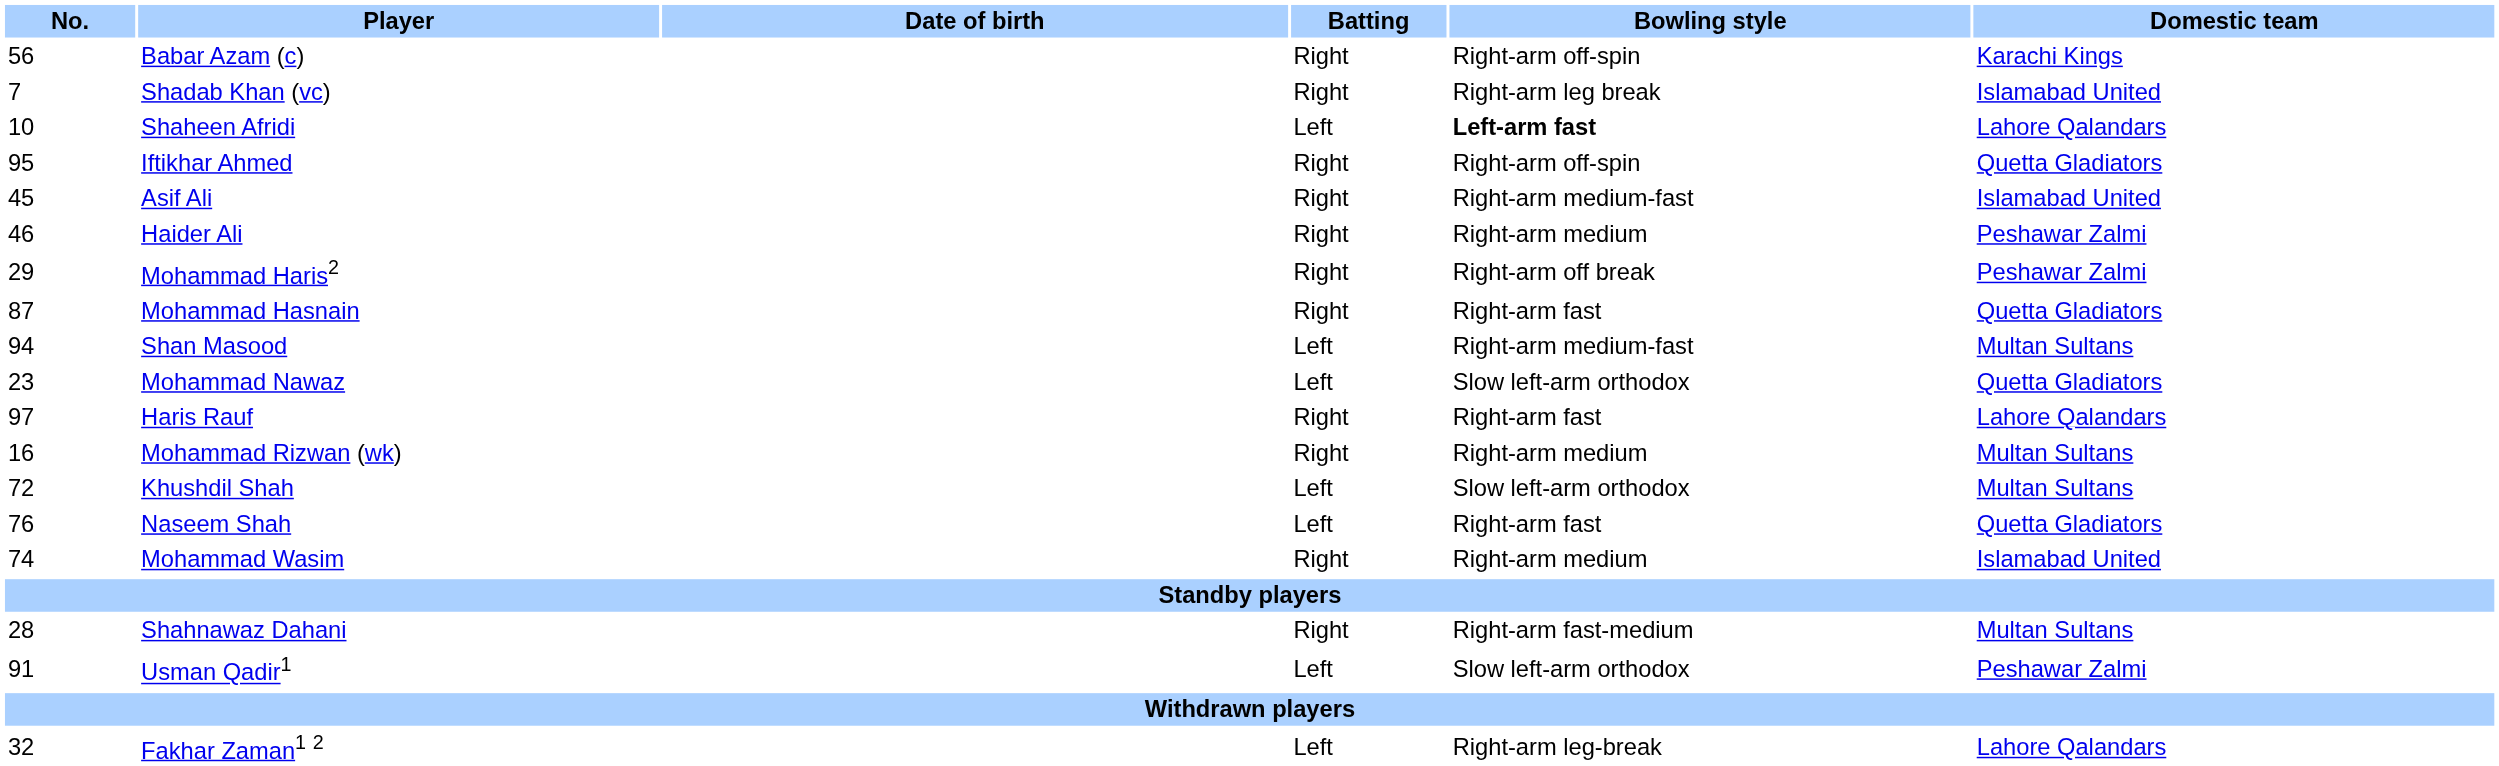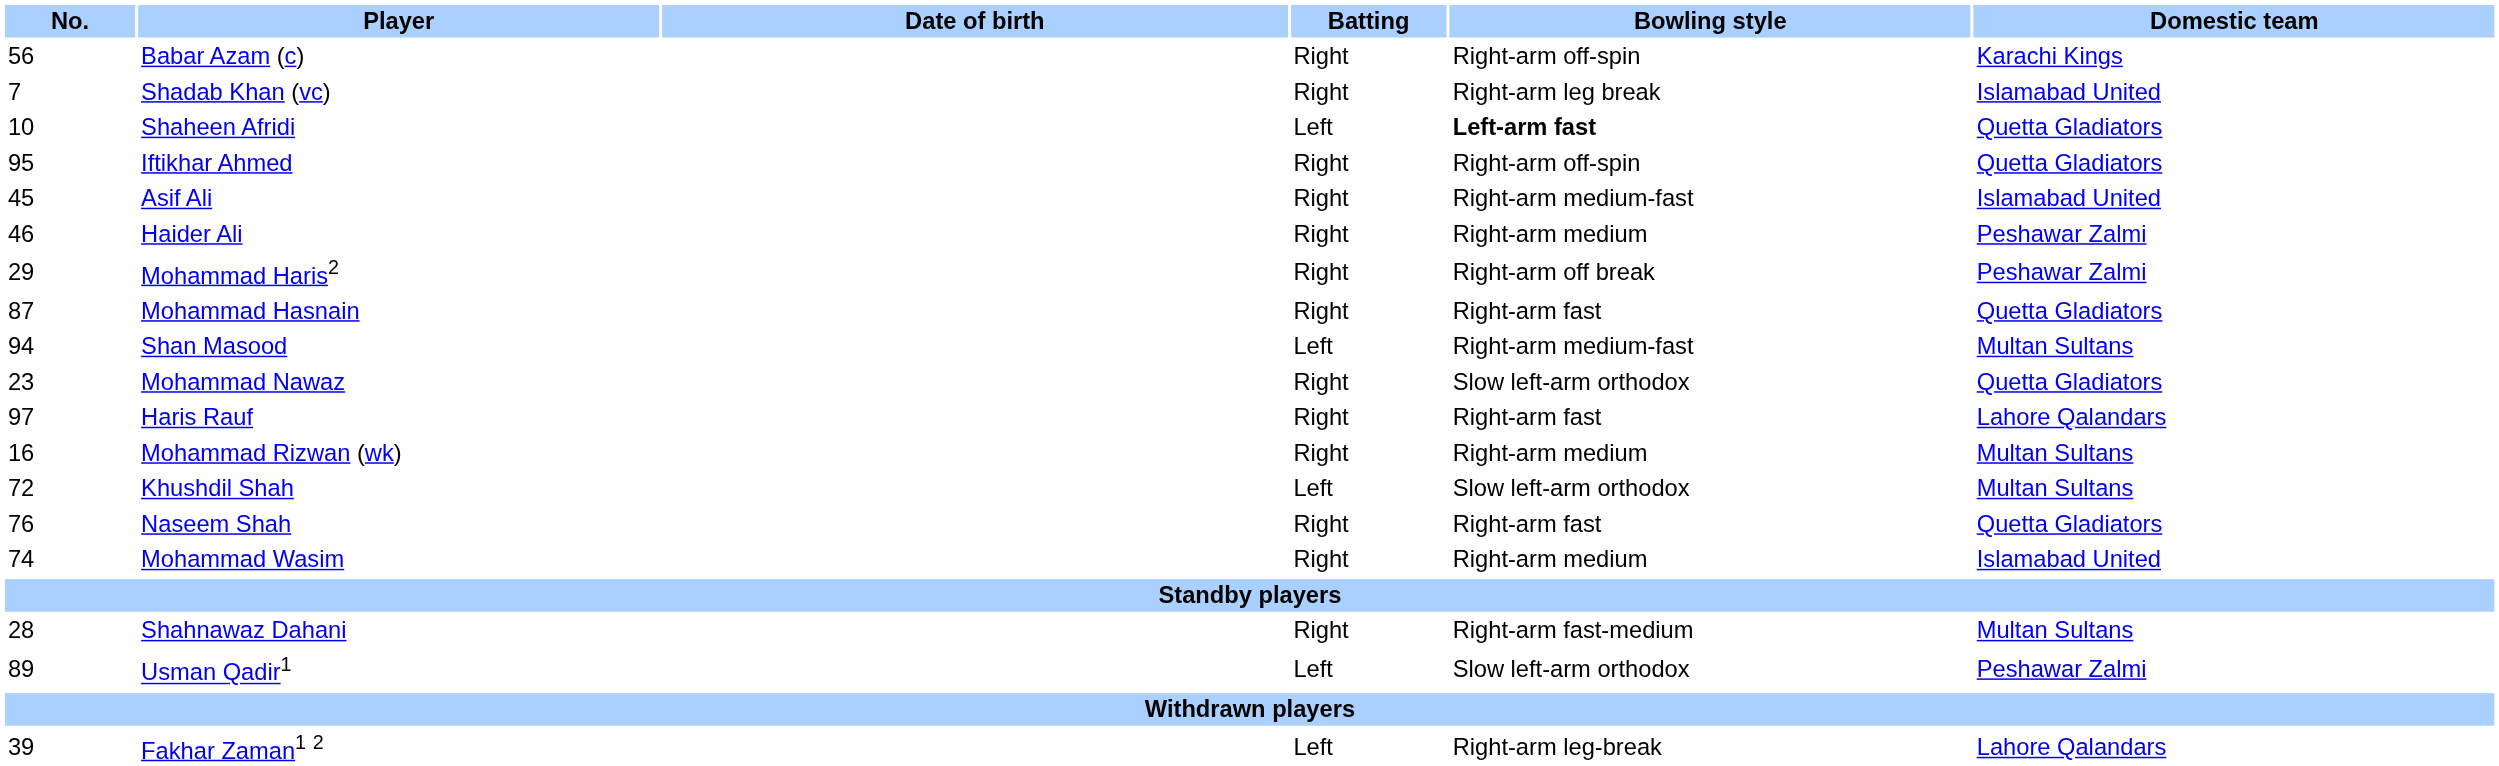(2072, 127) Lahore Qalandars -> (2070, 127) Quetta Gladiators
(1313, 382) Left -> (1321, 382) Right
(1313, 524) Left -> (1321, 524) Right
(21, 669) 91 -> (21, 669) 89
(21, 747) 32 -> (21, 747) 39
